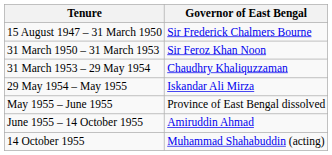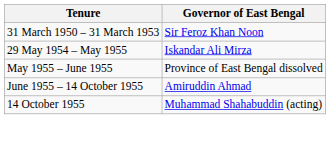- row: (84, 31)
- row: (79, 68)
